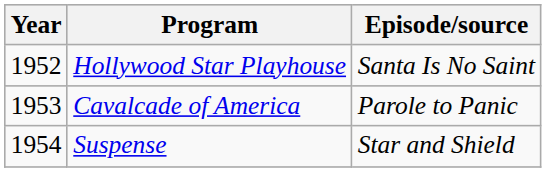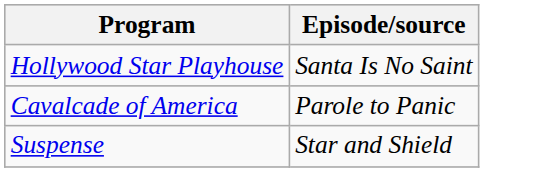- column: (36, 24)
